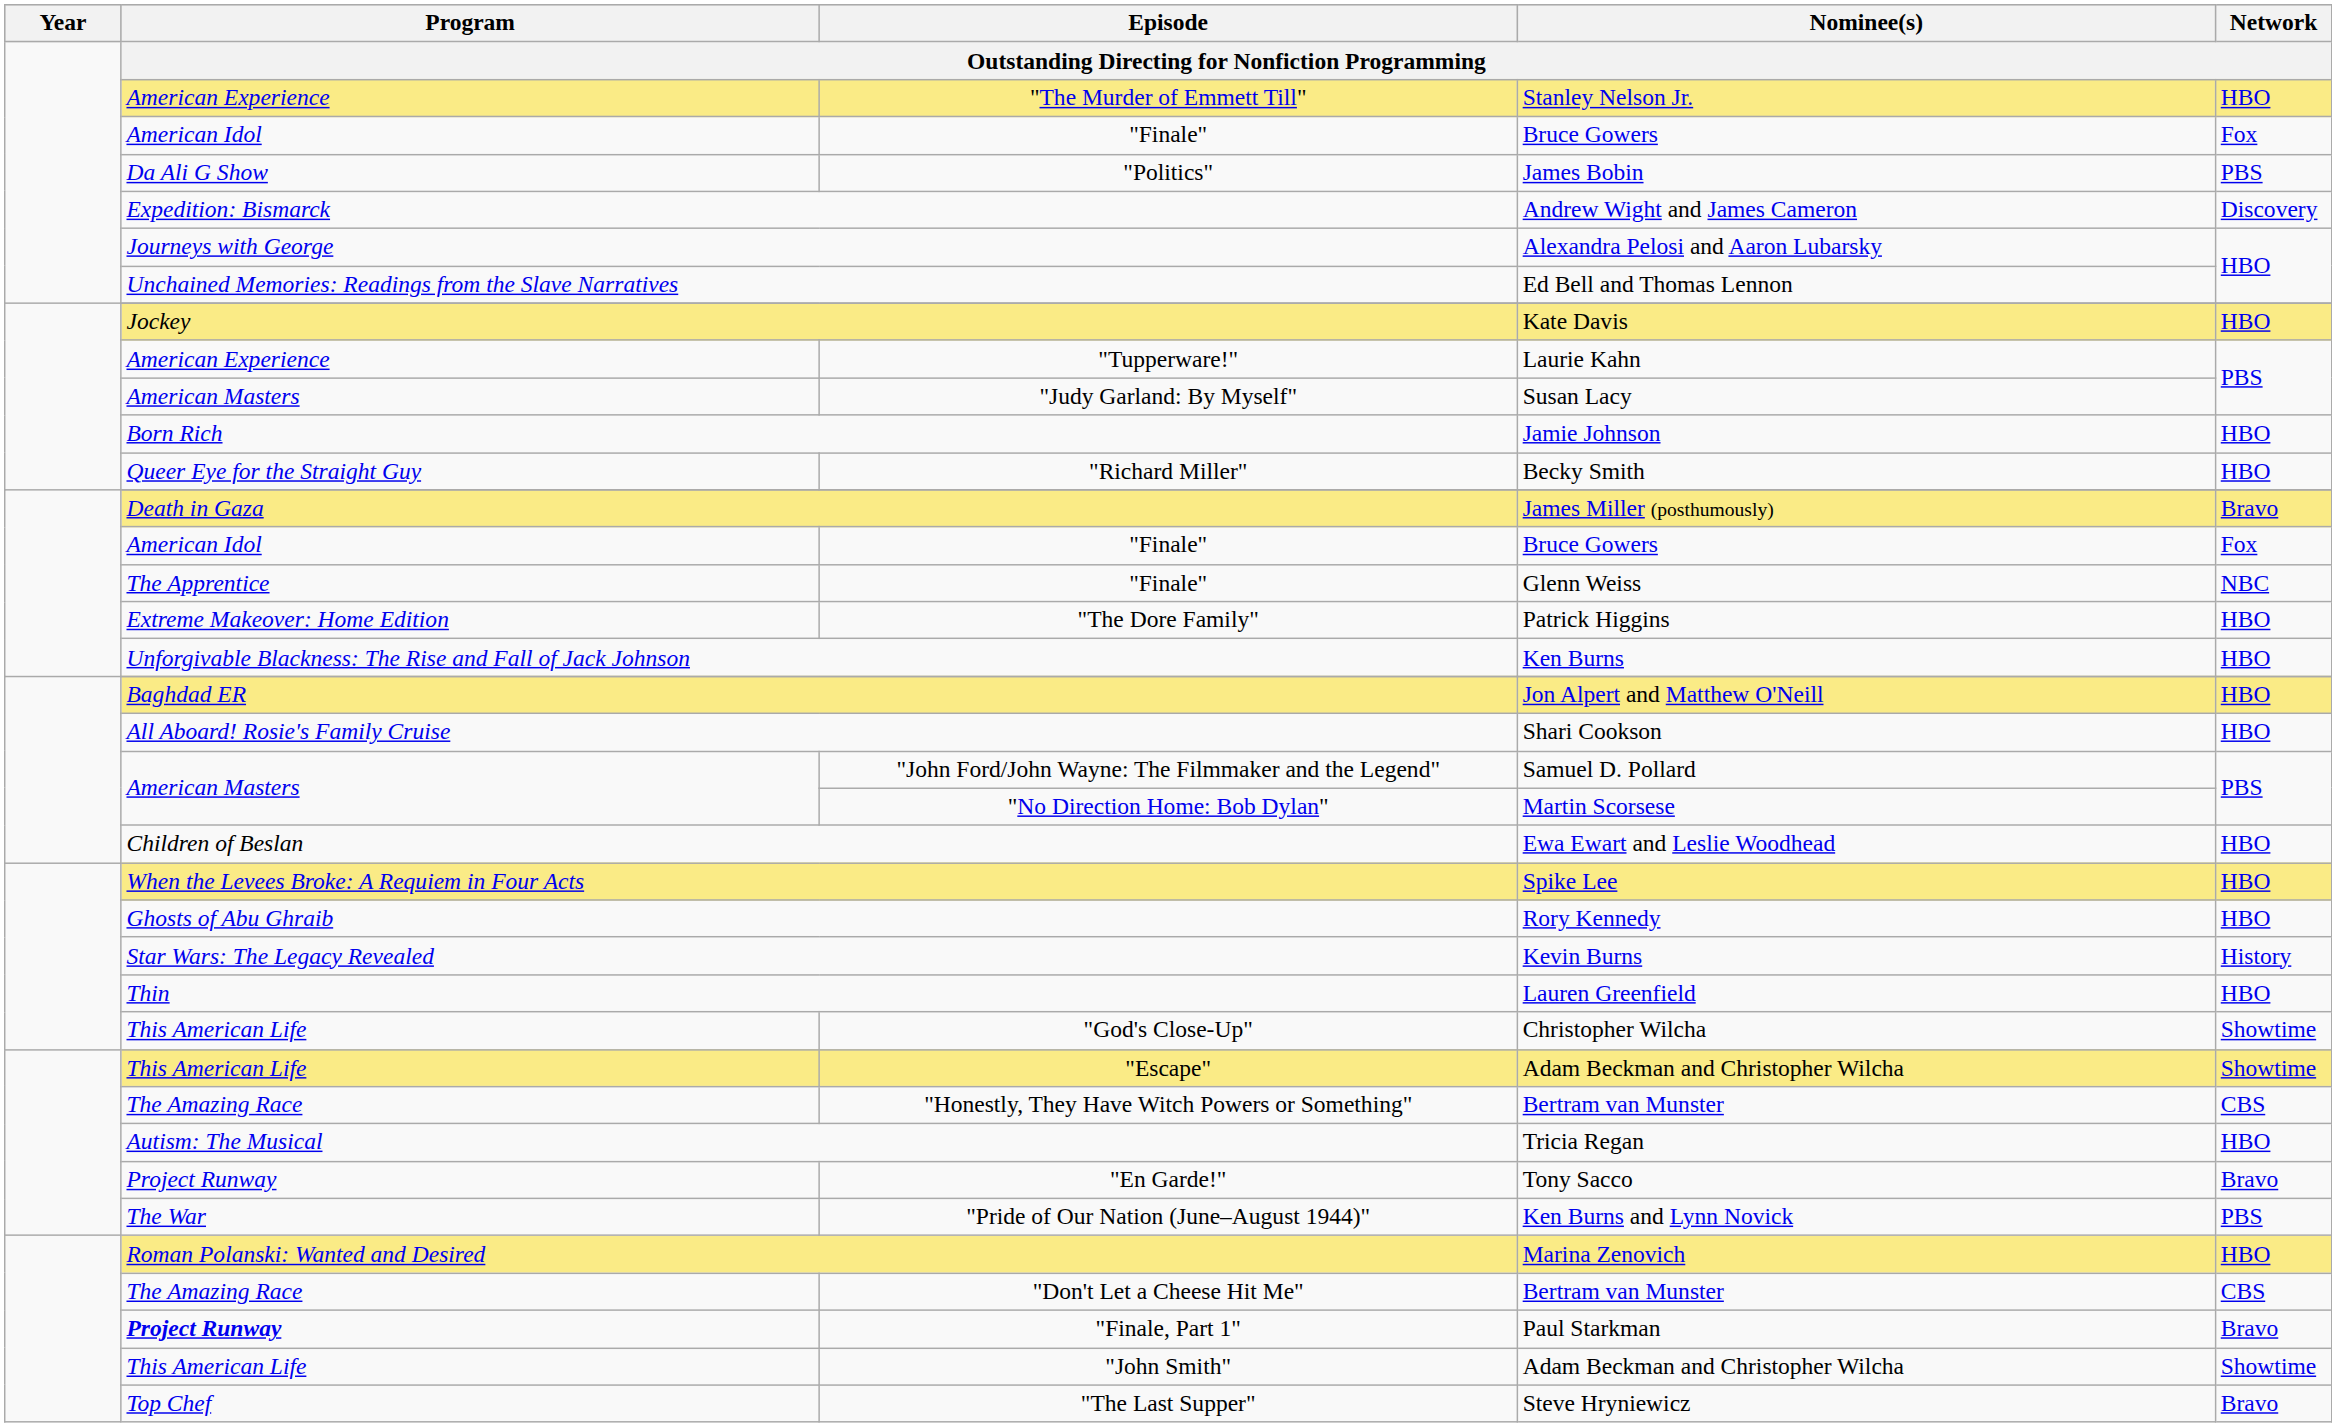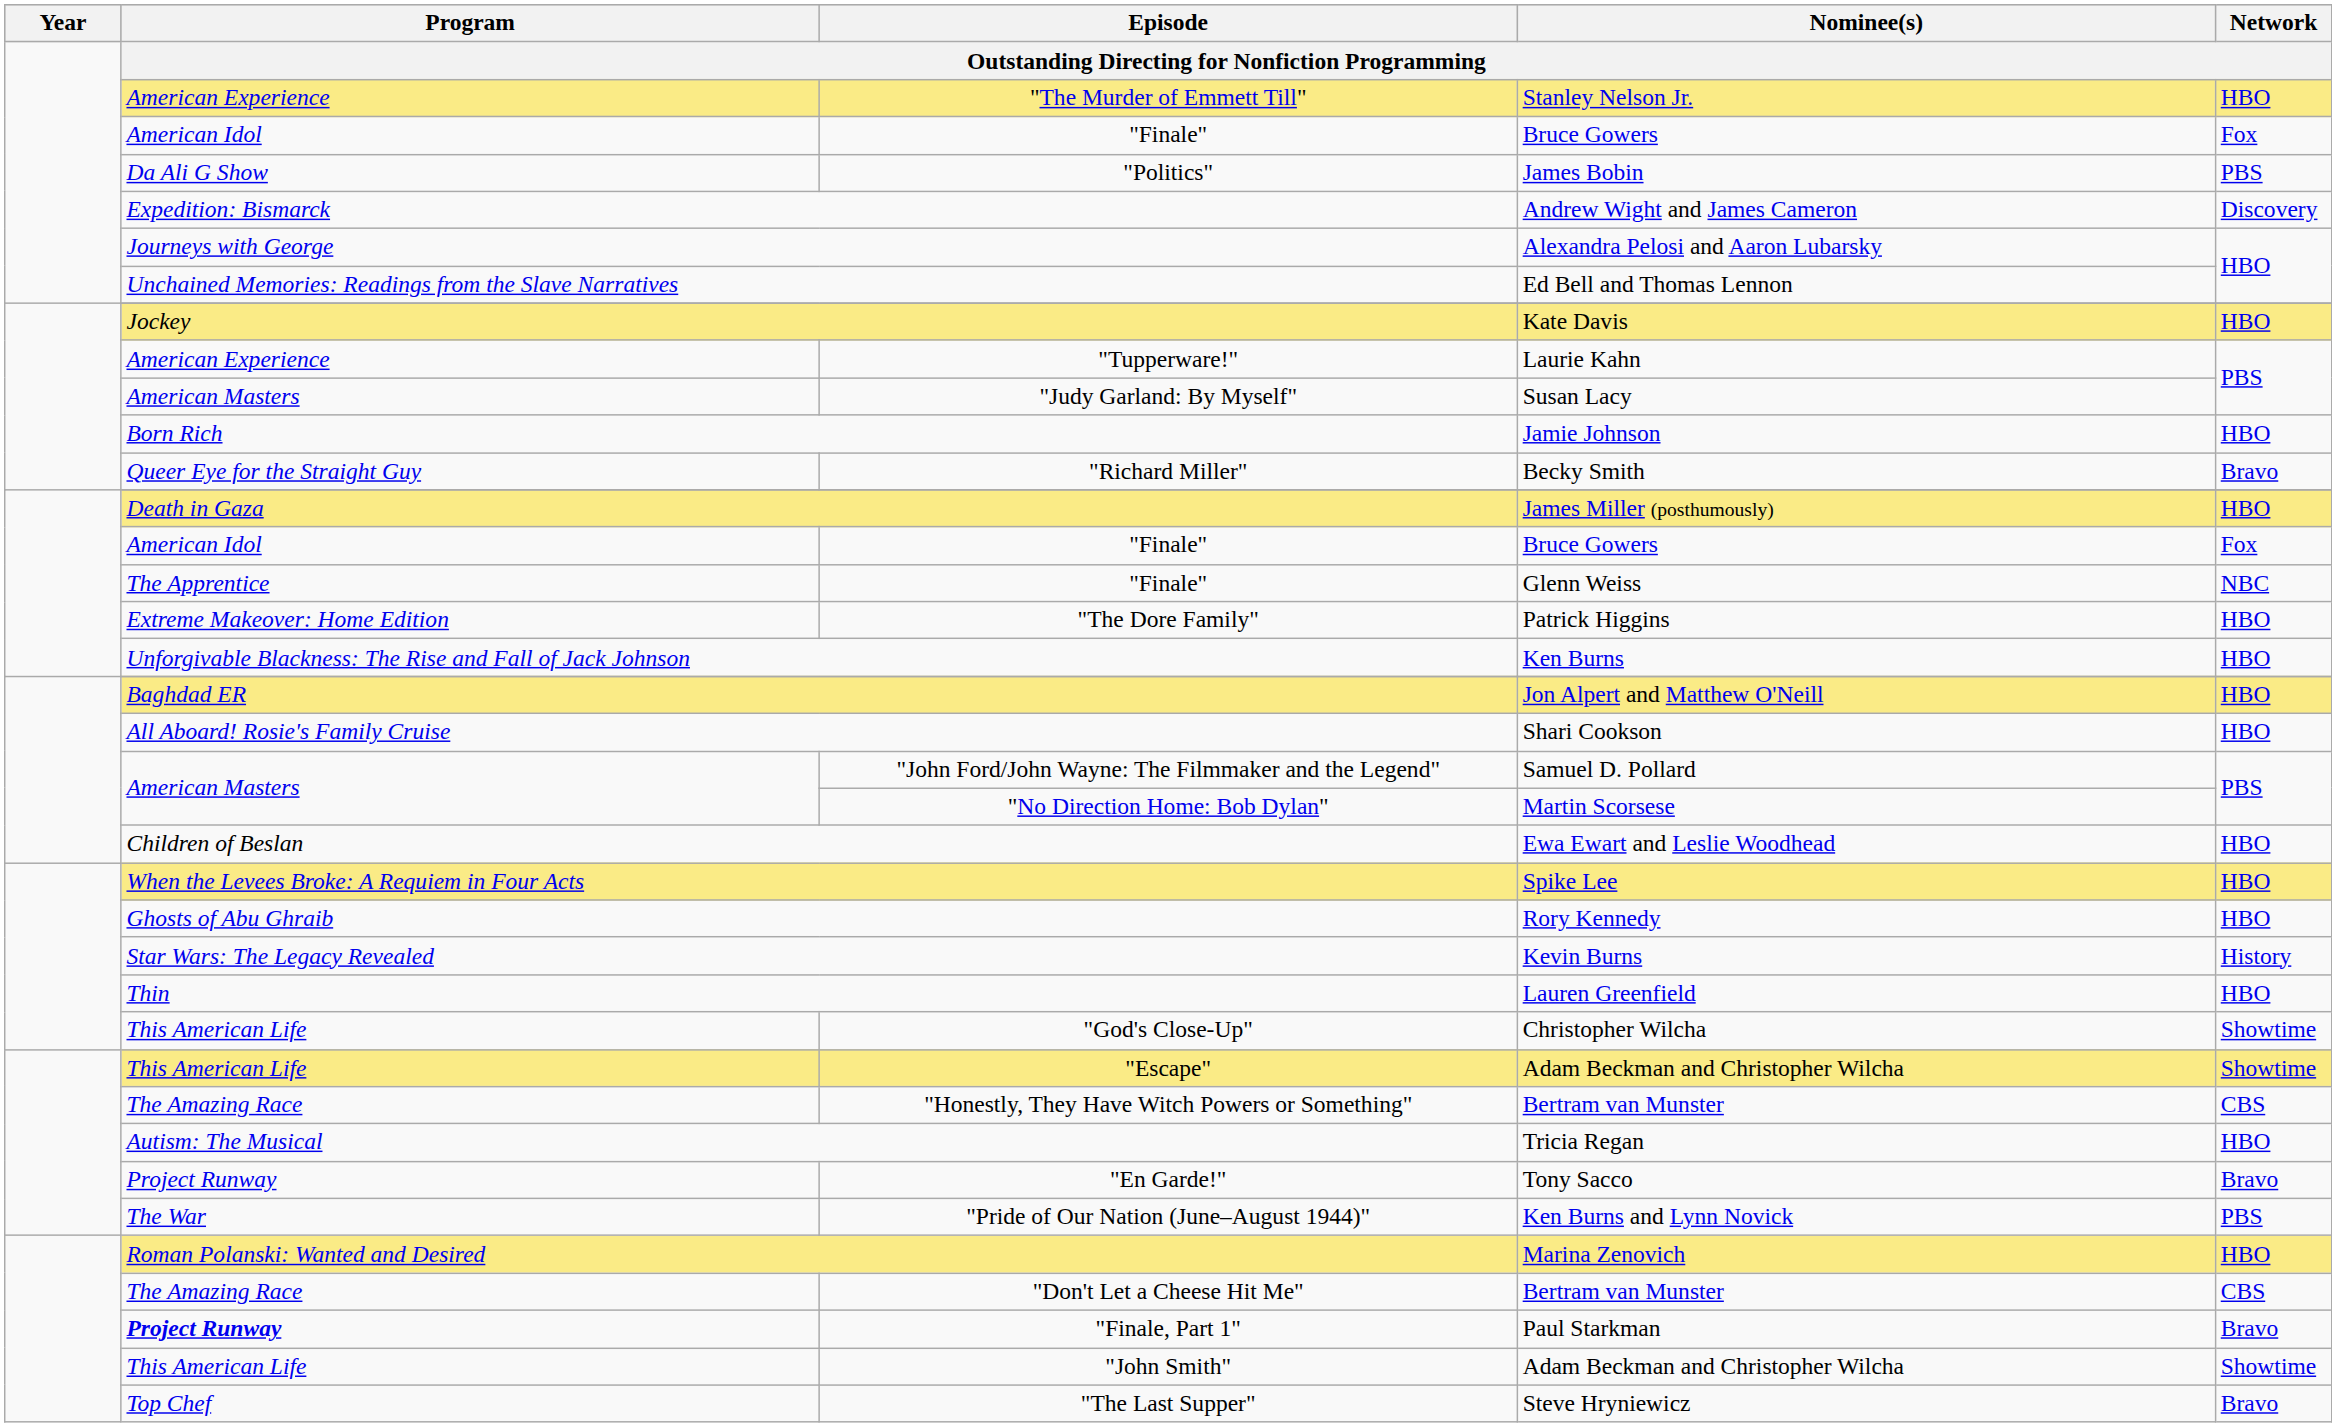(2246, 470) HBO -> (2250, 470) Bravo
(2250, 508) Bravo -> (2246, 508) HBO
